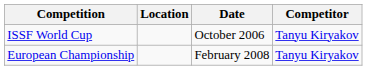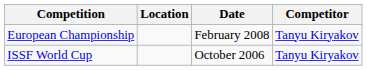rows swapped: (50, 34) <-> (71, 55)
